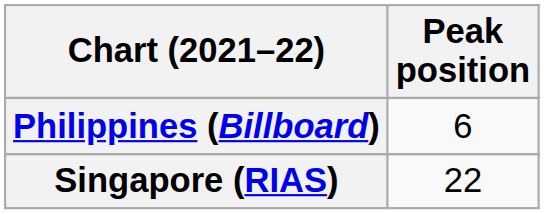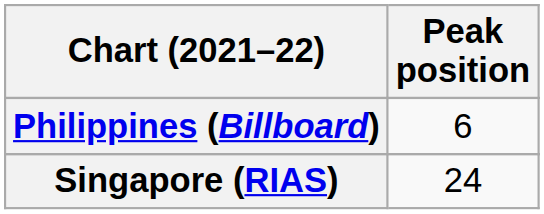(463, 180) 22 -> (463, 180) 24
